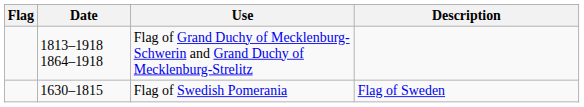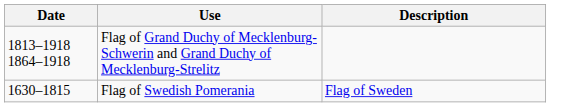- column: (21, 15)
